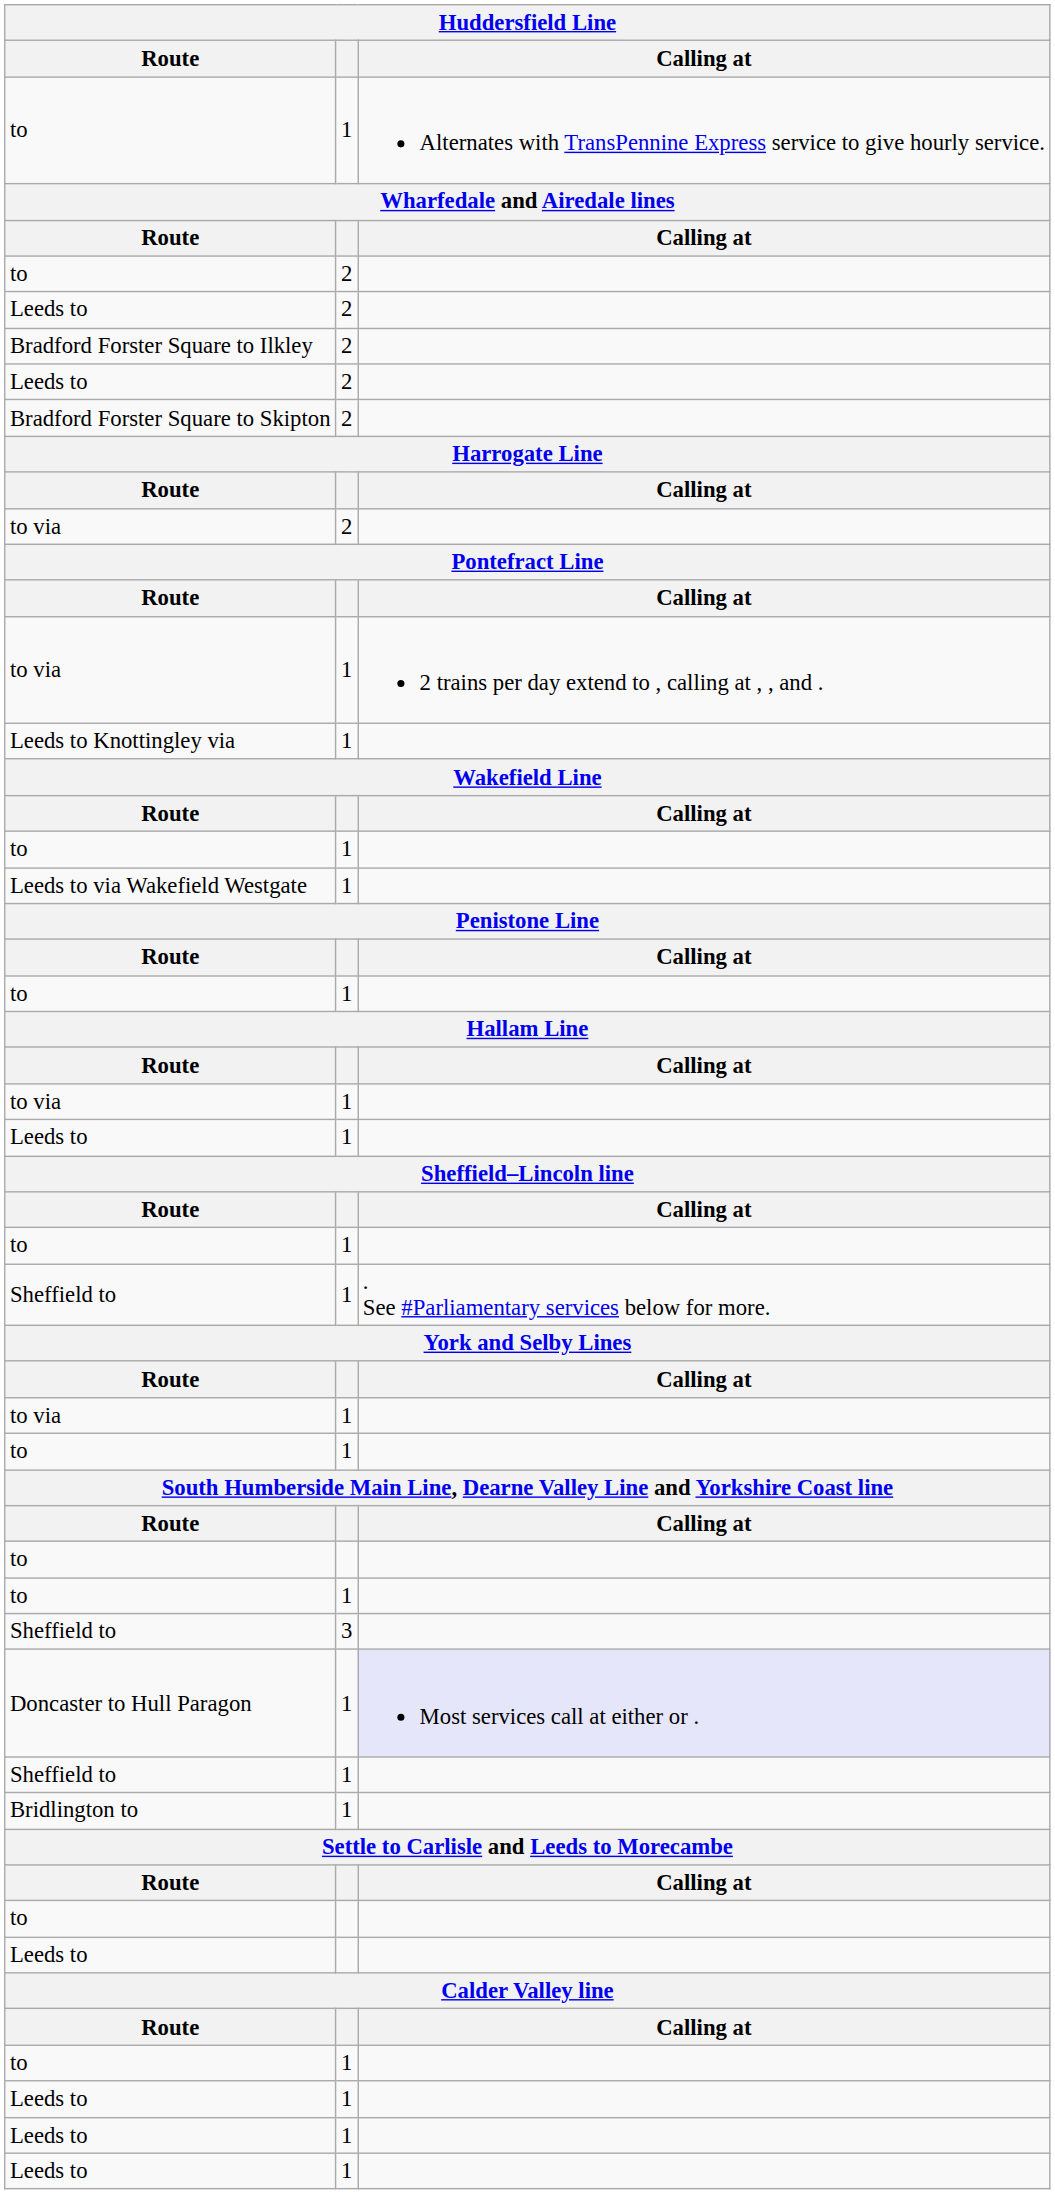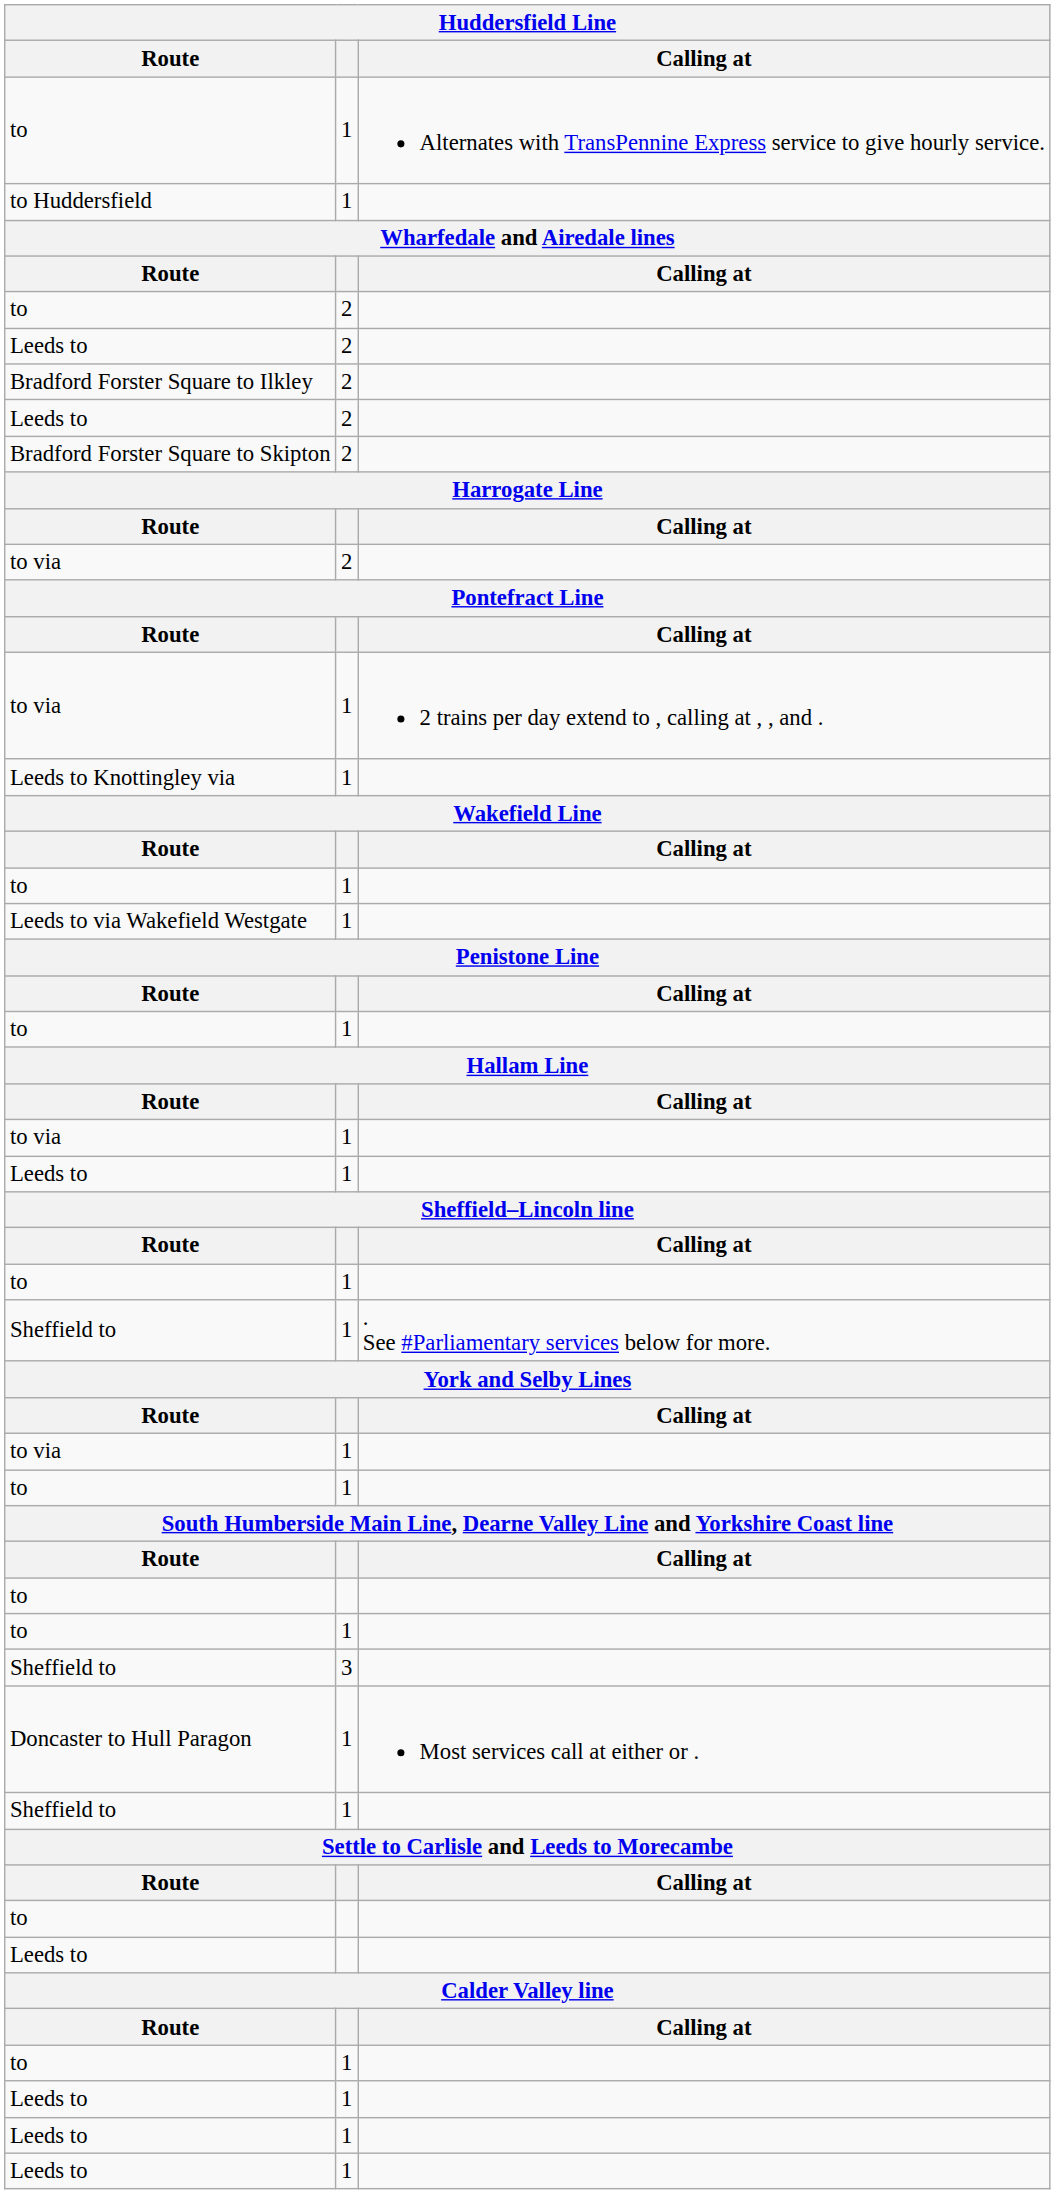+ row: (81, 201)
(704, 1716) lavender background -> (704, 1752) no background
- row: (74, 1810)
